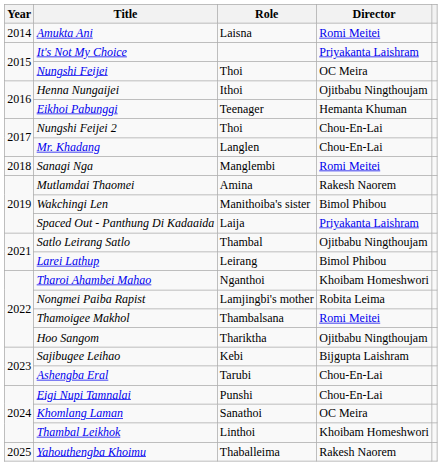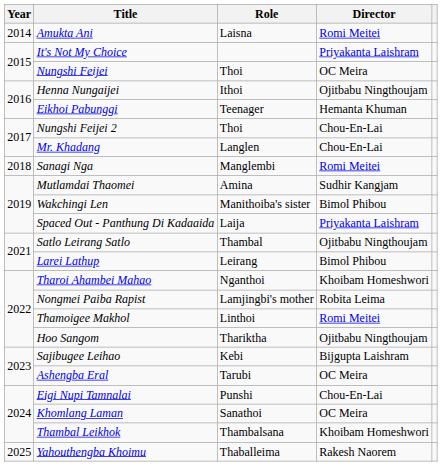(358, 185) Rakesh Naorem -> (359, 185) Sudhir Kangjam
(252, 318) Thambalsana -> (238, 318) Linthoi
(351, 375) Chou-En-Lai -> (343, 375) OC Meira
(238, 432) Linthoi -> (252, 432) Thambalsana
